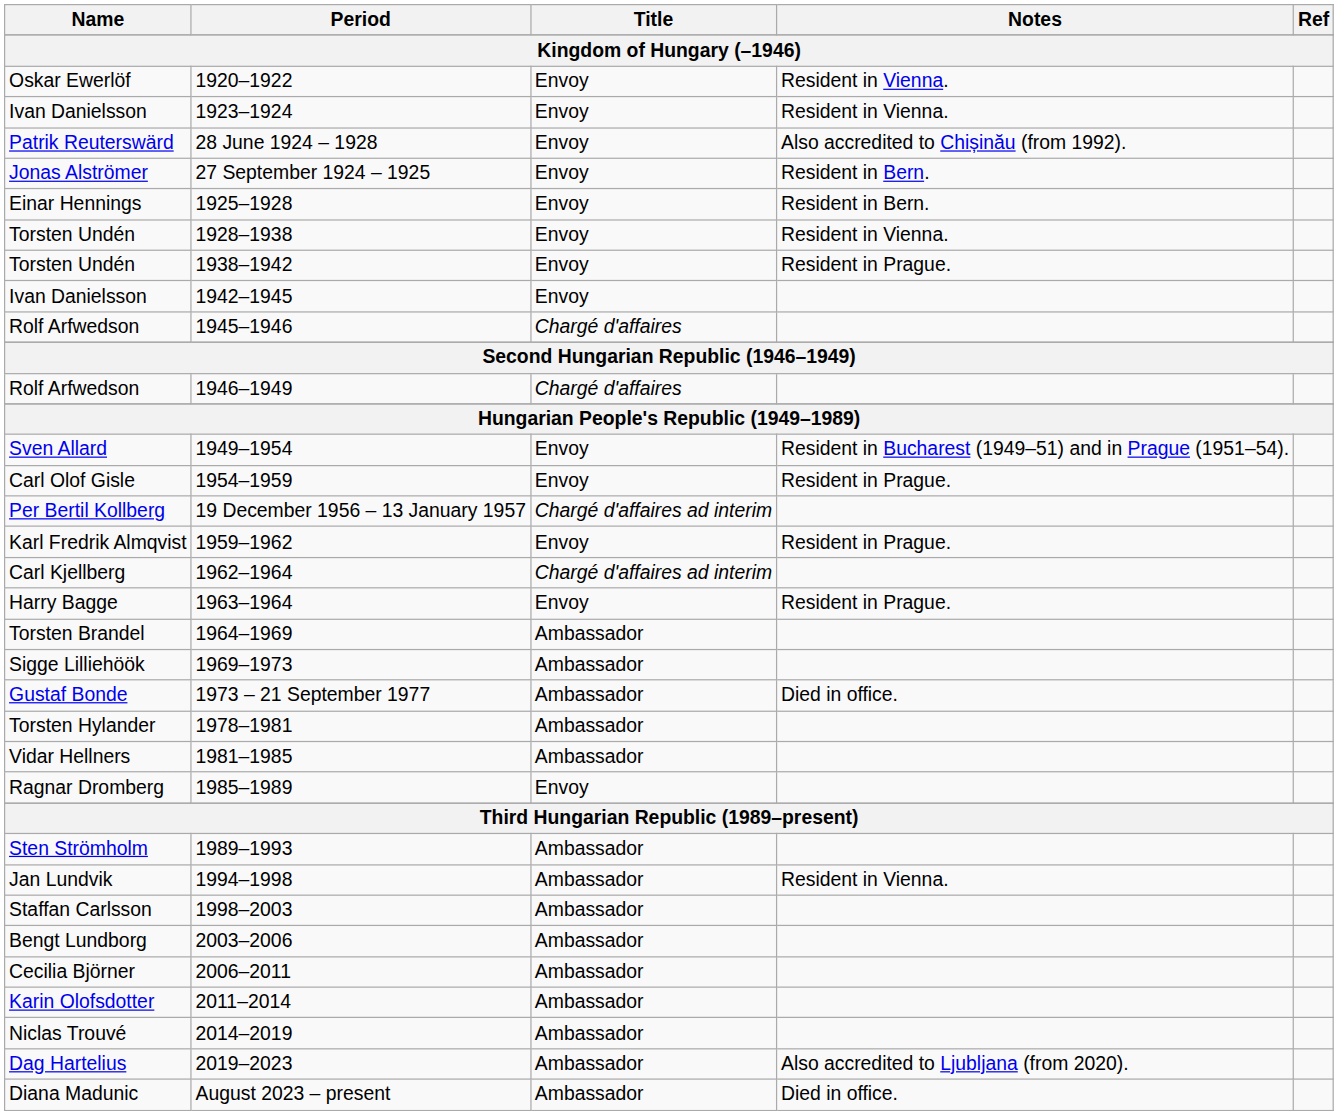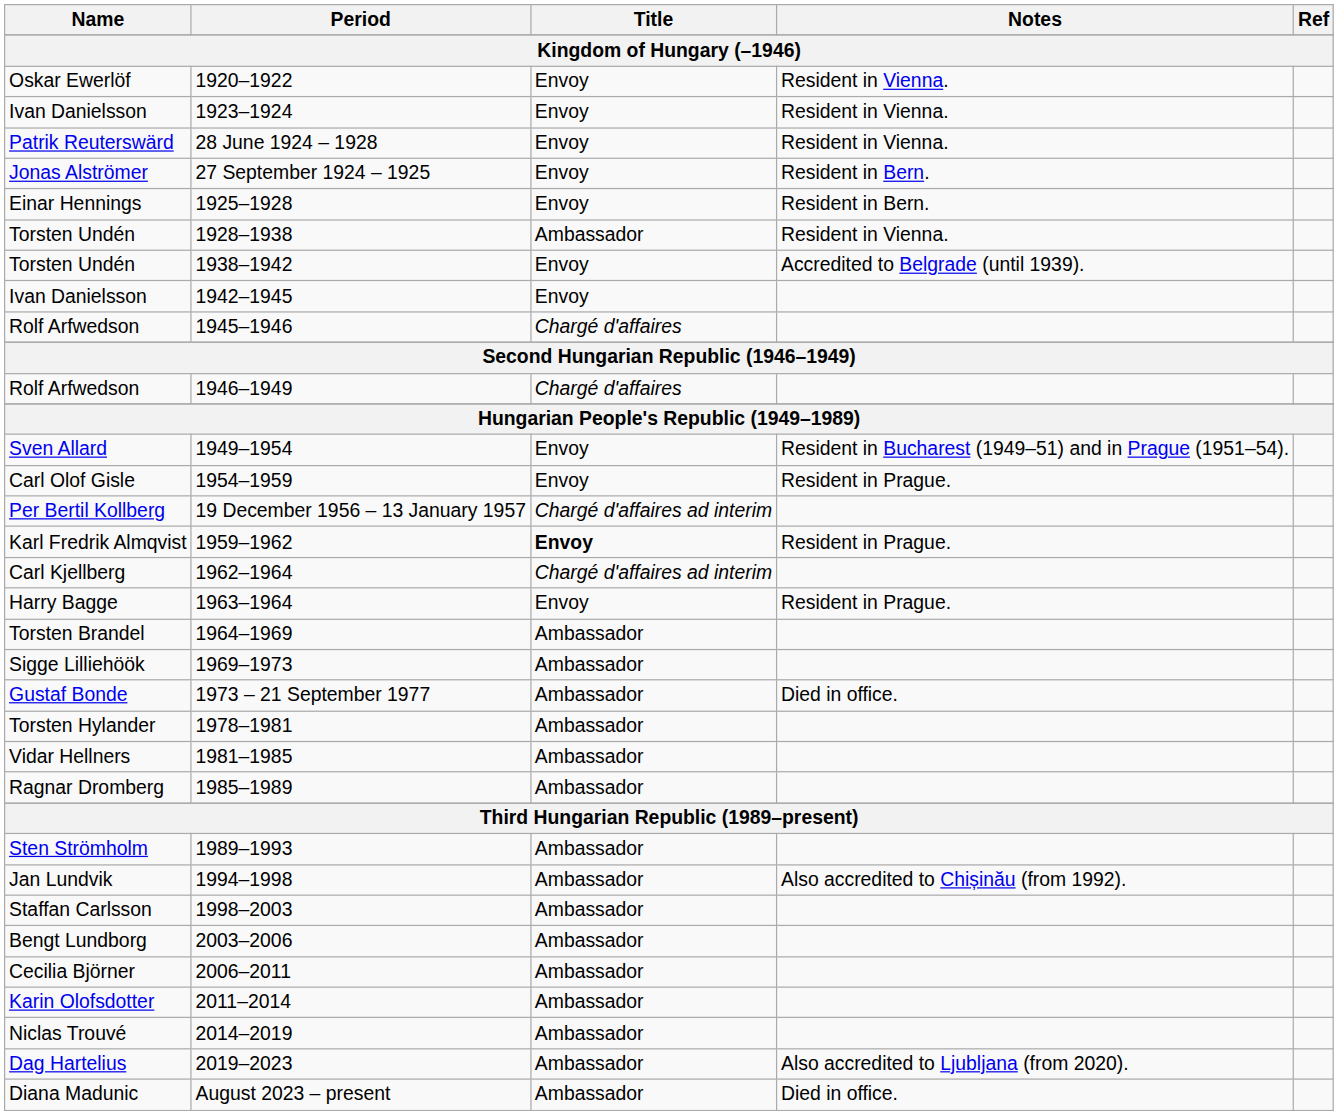(954, 142) Also accredited to Chișinău (from 1992). -> (865, 142) Resident in Vienna.
(562, 234) Envoy -> (589, 234) Ambassador
(866, 265) Resident in Prague. -> (933, 265) Accredited to Belgrade (until 1939).
(562, 541) normal -> (564, 541) bold
(562, 787) Envoy -> (589, 787) Ambassador
(865, 879) Resident in Vienna. -> (954, 879) Also accredited to Chișinău (from 1992).
